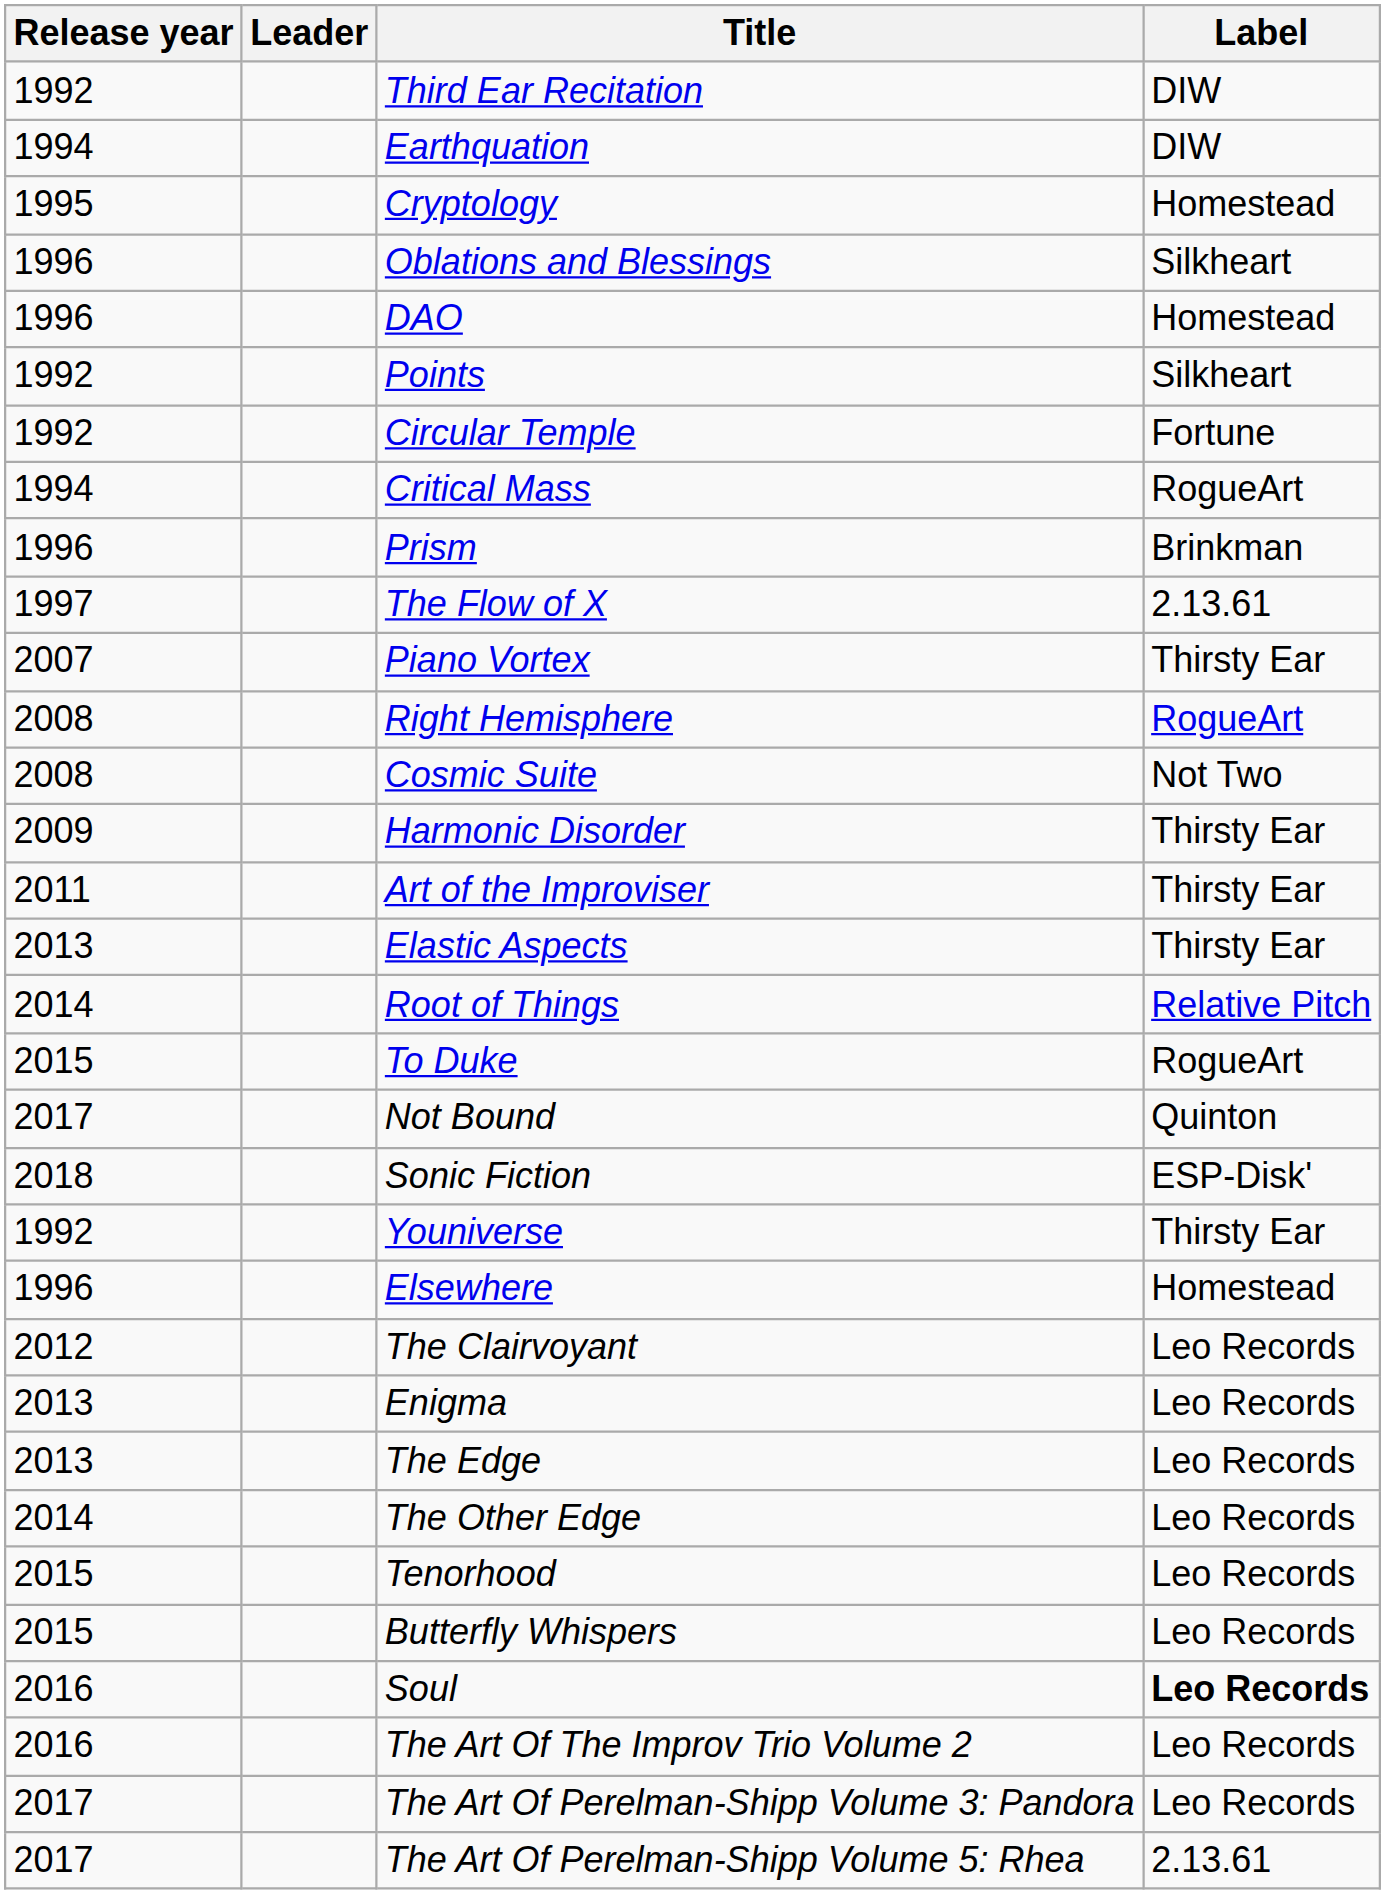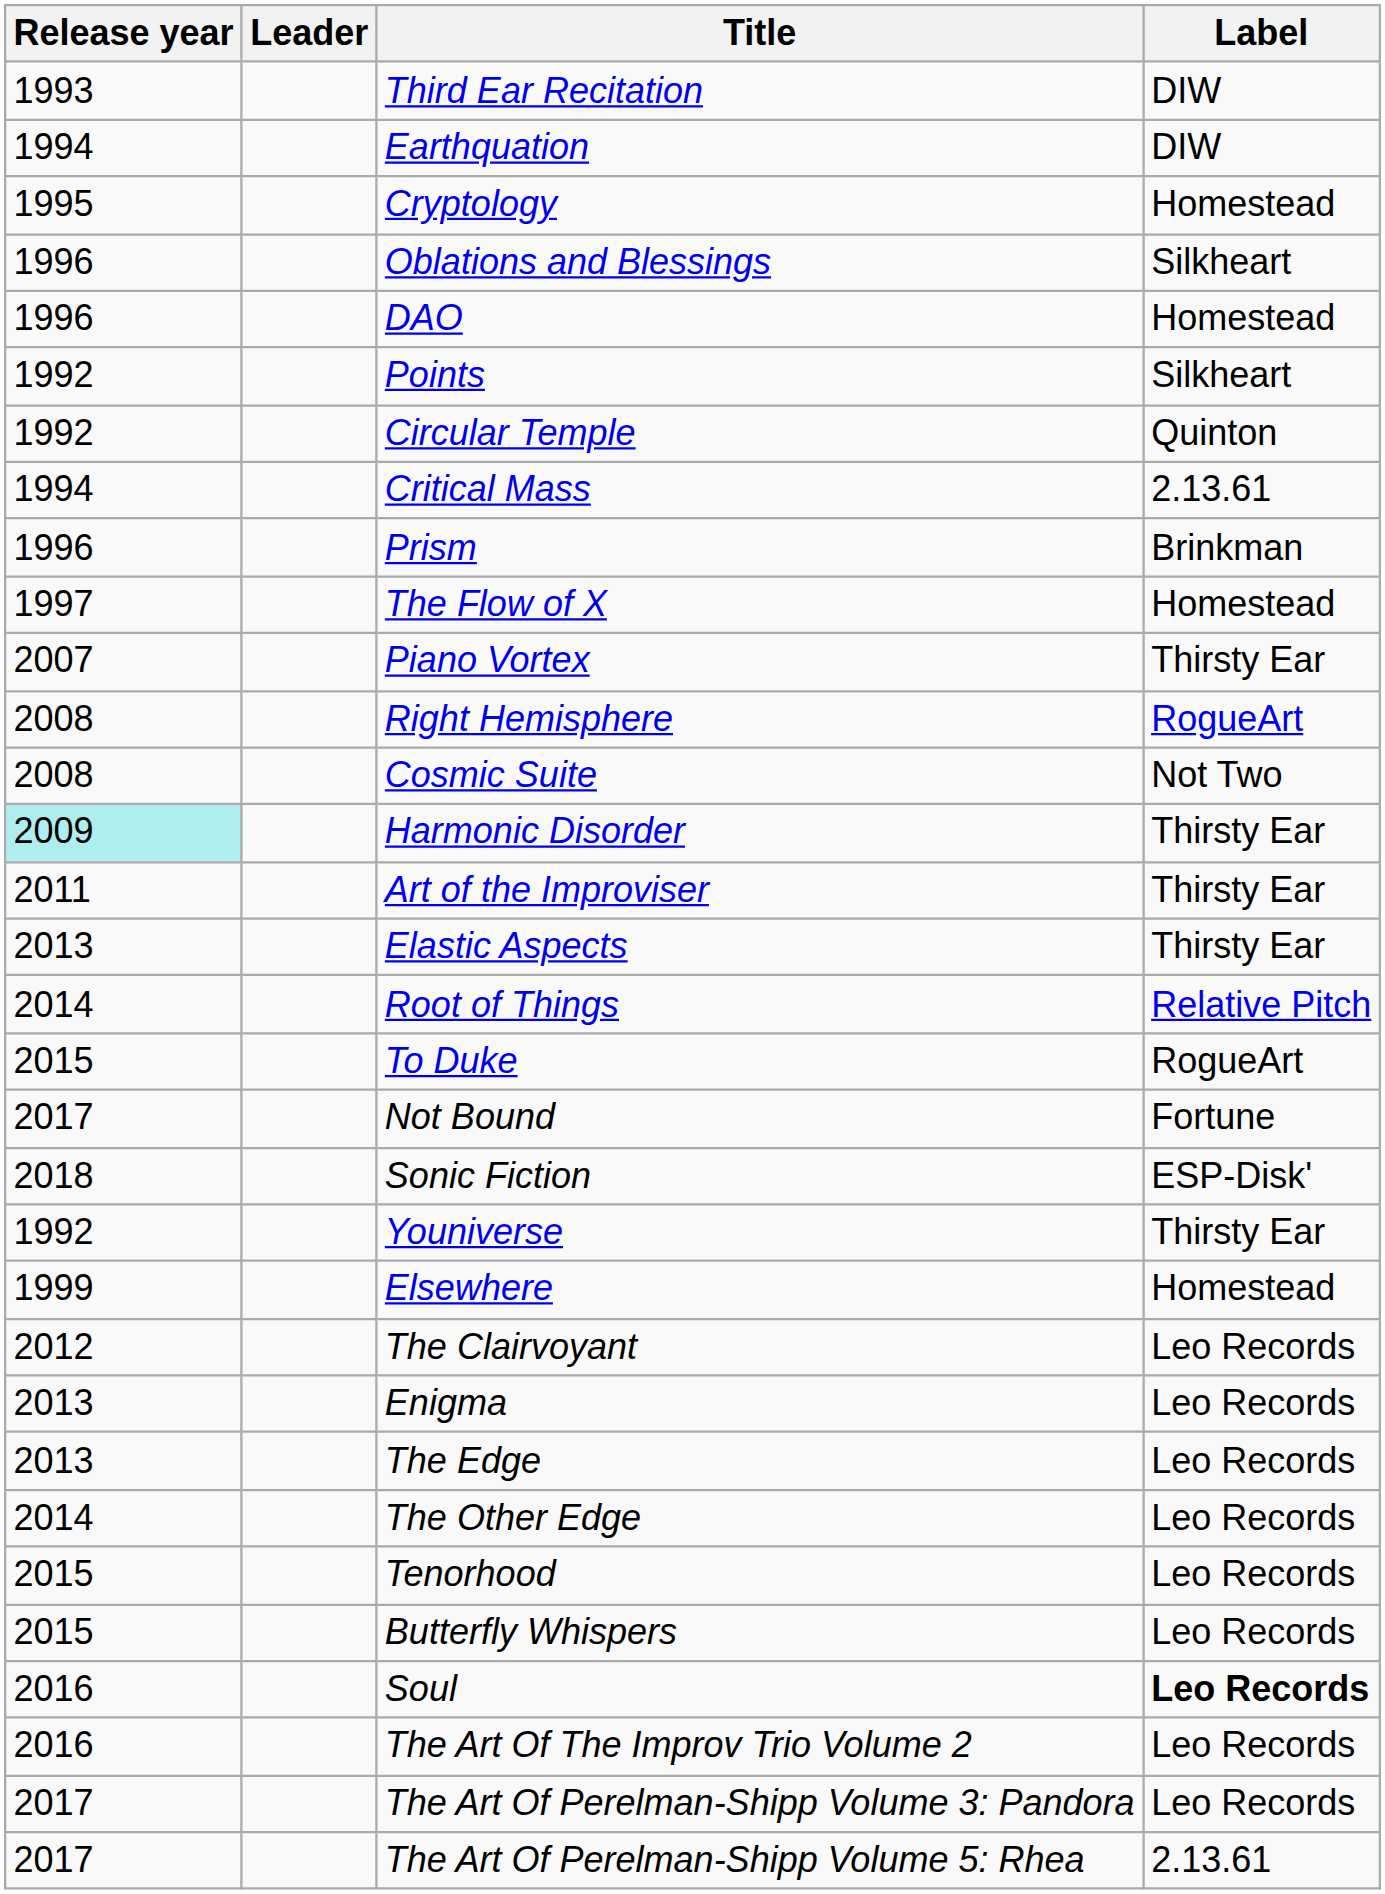(53, 90) 1992 -> (53, 90) 1993
(1213, 432) Fortune -> (1214, 432) Quinton
(1227, 489) RogueArt -> (1211, 489) 2.13.61
(1211, 603) 2.13.61 -> (1243, 603) Homestead
(53, 832) no background -> (53, 832) paleturquoise background
(1214, 1117) Quinton -> (1213, 1117) Fortune
(53, 1289) 1996 -> (53, 1289) 1999
